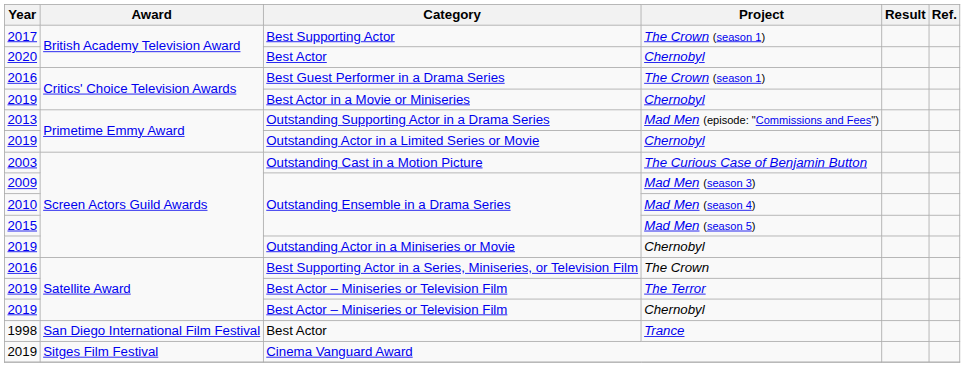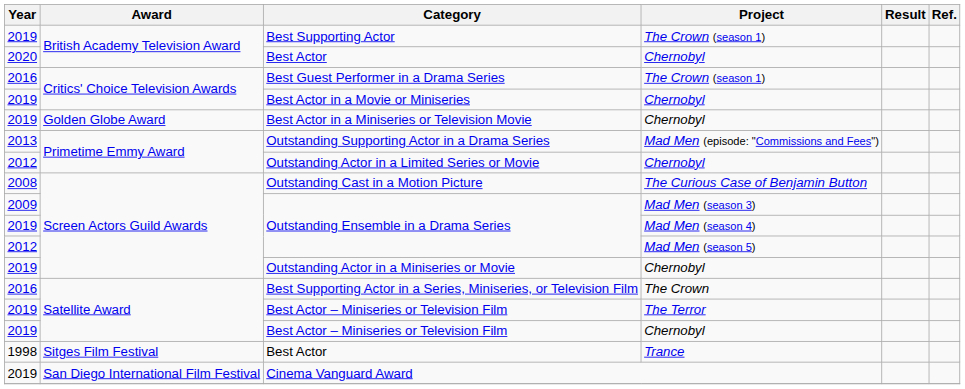(22, 36) 2017 -> (22, 36) 2019
+ row: (399, 120)
(22, 141) 2019 -> (22, 162) 2012
(22, 162) 2003 -> (22, 183) 2008
(22, 204) 2010 -> (22, 225) 2019
(22, 225) 2015 -> (22, 246) 2012
(152, 330) San Diego International Film Festival -> (101, 352) Sitges Film Festival
(101, 352) Sitges Film Festival -> (152, 373) San Diego International Film Festival
